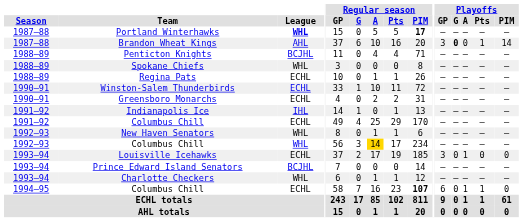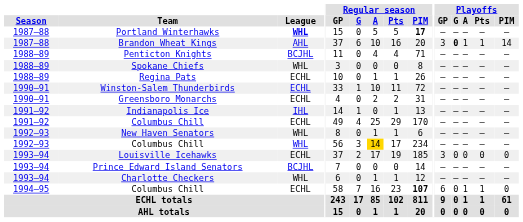(465, 43) 0 -> (465, 43) 1
(465, 155) 1 -> (465, 155) 0
